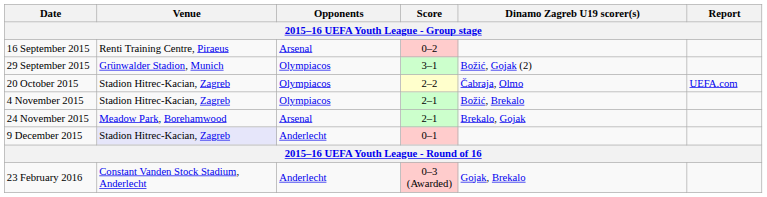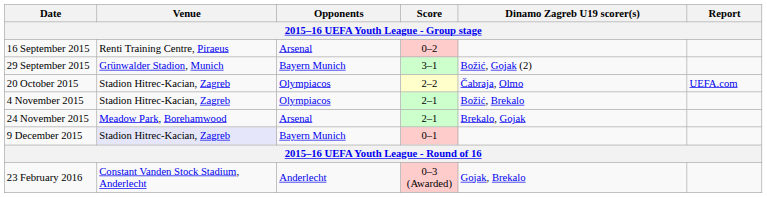(305, 66) Olympiacos -> (312, 66) Bayern Munich
(303, 136) Anderlecht -> (312, 136) Bayern Munich
